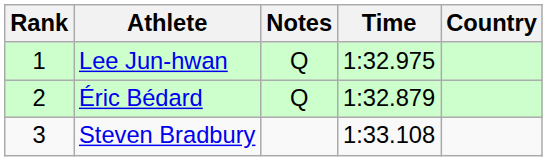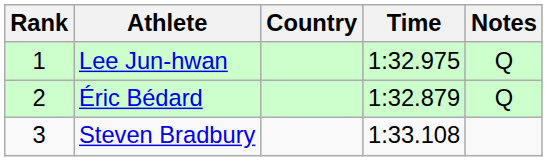columns swapped: (492, 23) <-> (299, 23)
